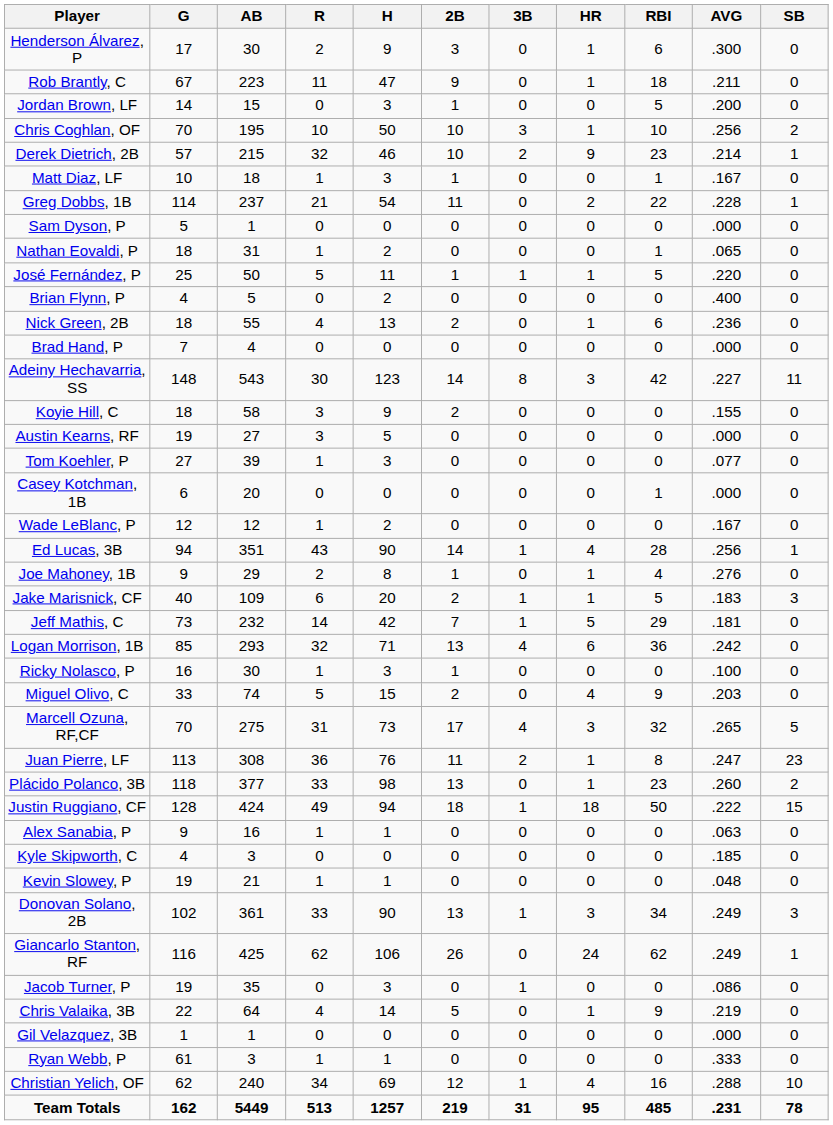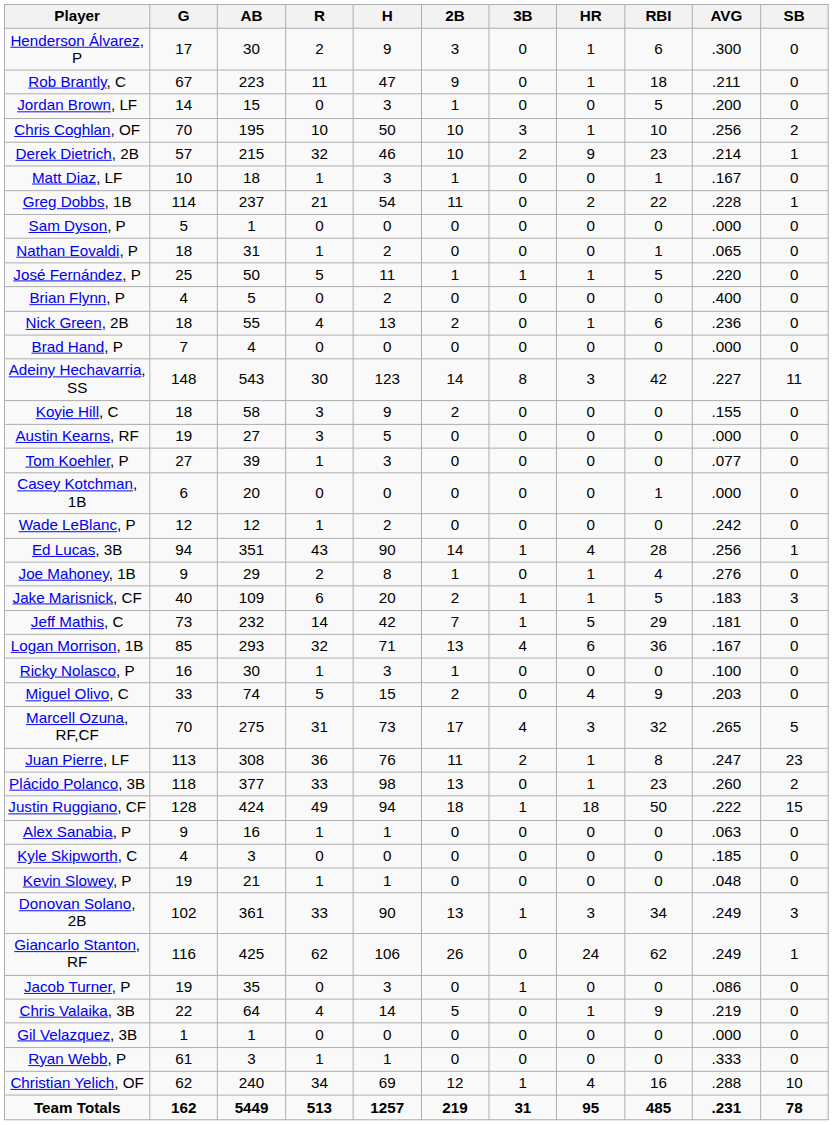(726, 525) .167 -> (726, 525) .242
(726, 646) .242 -> (726, 646) .167
